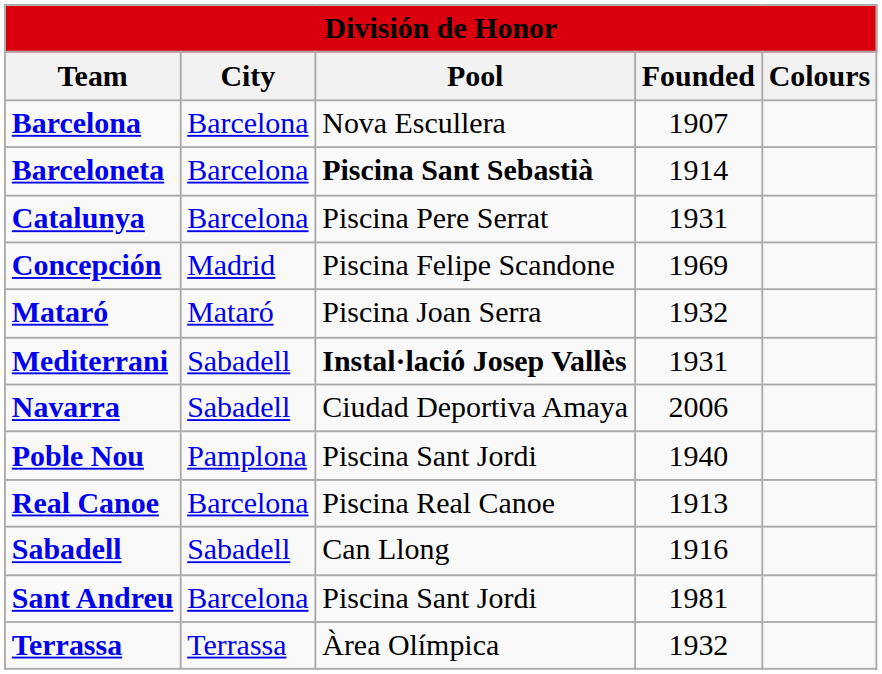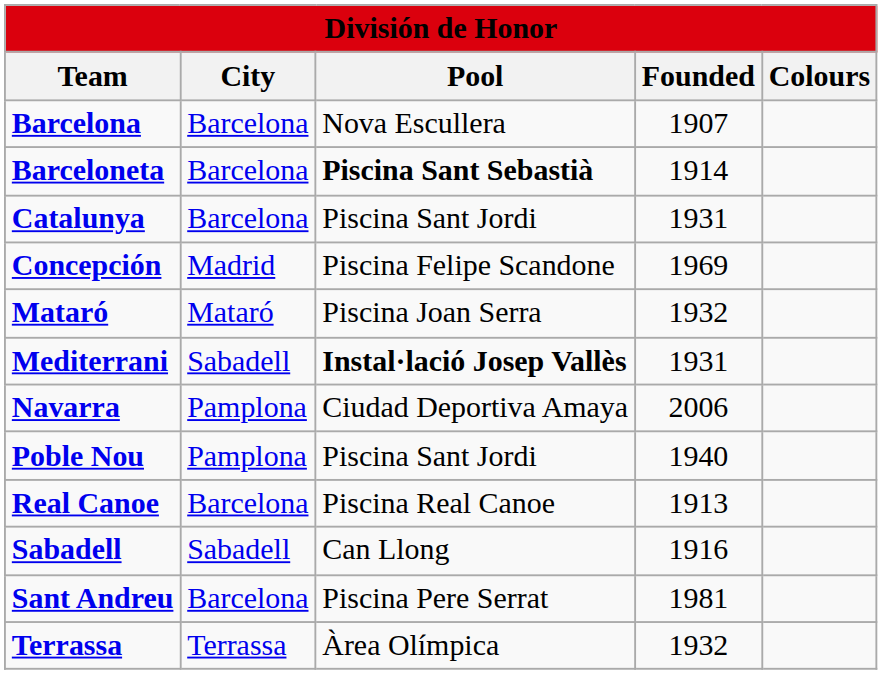(435, 218) Piscina Pere Serrat -> (429, 218) Piscina Sant Jordi
(239, 407) Sabadell -> (247, 407) Pamplona
(429, 597) Piscina Sant Jordi -> (435, 597) Piscina Pere Serrat
